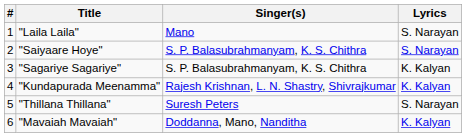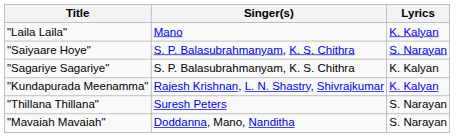- column: (10, 13)
(430, 31) S. Narayan -> (414, 31) K. Kalyan
(426, 123) K. Kalyan -> (418, 123) S. Narayan
